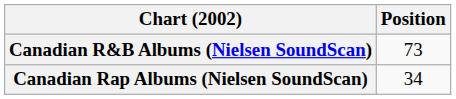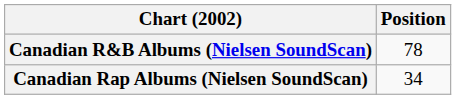(413, 49) 73 -> (413, 49) 78
